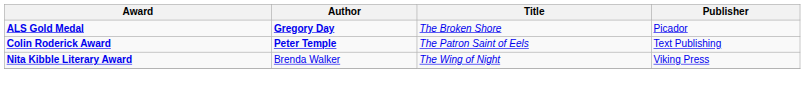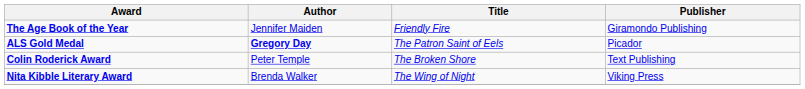+ row: (67, 28)
(460, 28) The Broken Shore -> (449, 44) The Patron Saint of Eels
(305, 44) bold -> (280, 60) normal
(474, 44) The Patron Saint of Eels -> (435, 60) The Broken Shore
